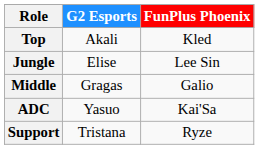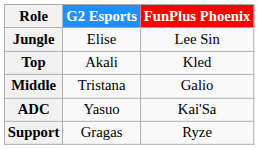rows swapped: (34, 39) <-> (34, 62)
(102, 86) Gragas -> (102, 86) Tristana
(102, 132) Tristana -> (102, 132) Gragas
